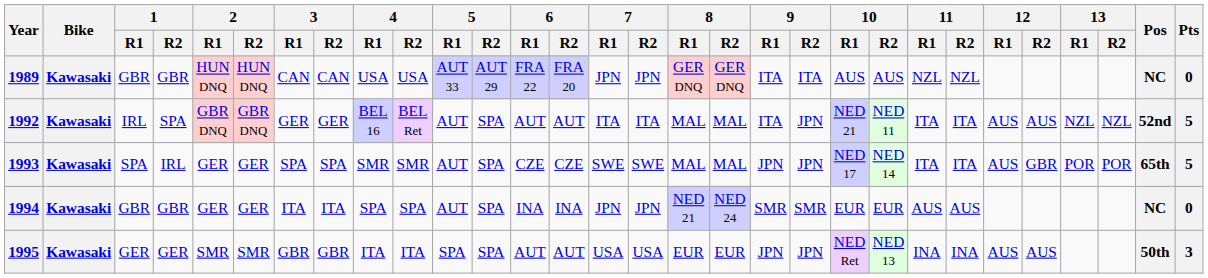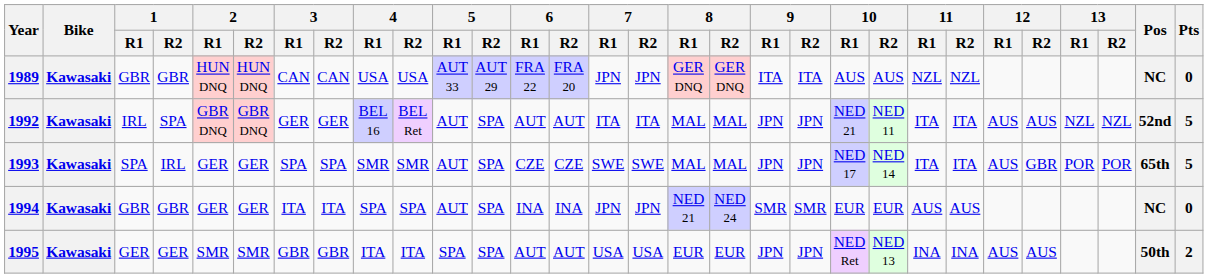(770, 121) ITA -> (771, 121) JPN
(1189, 251) 3 -> (1189, 251) 2
